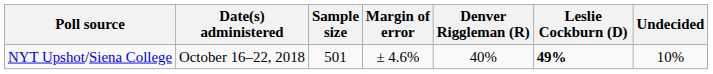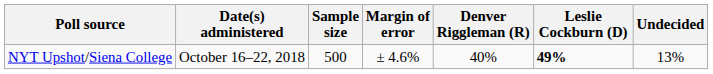(335, 56) 501 -> (335, 56) 500
(670, 56) 10% -> (670, 56) 13%
